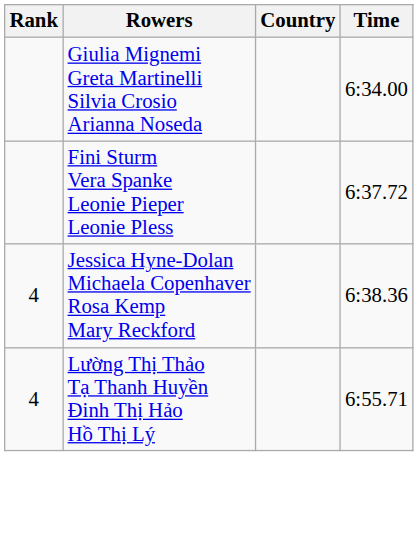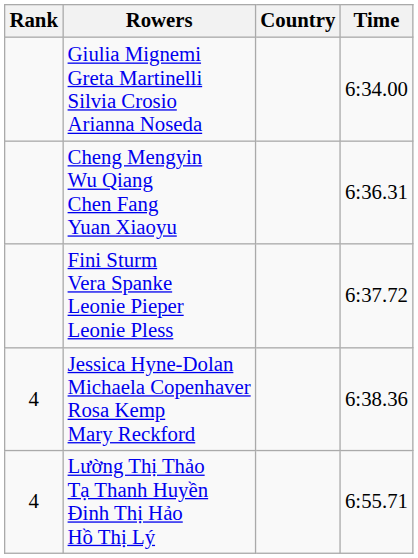+ row: (135, 192)
